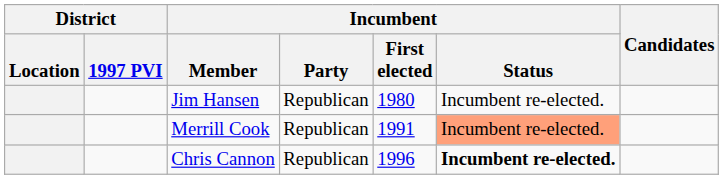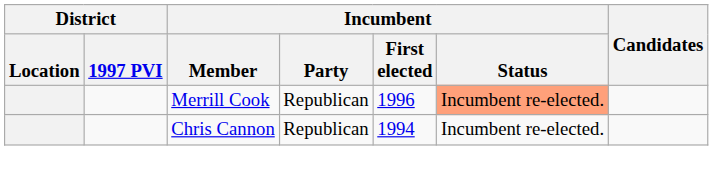- row: (215, 99)
(396, 129) 1991 -> (396, 99) 1996
(396, 159) 1996 -> (396, 129) 1994
(528, 159) bold -> (523, 129) normal
